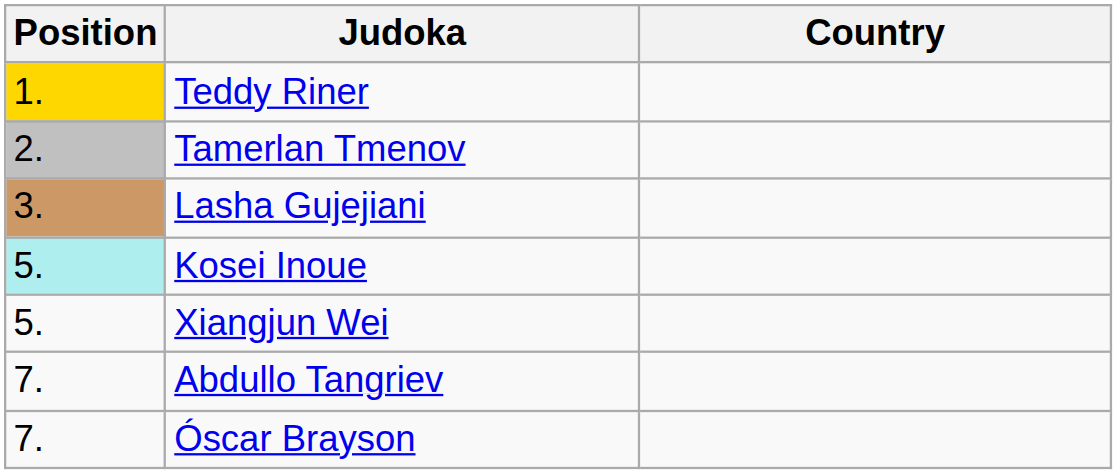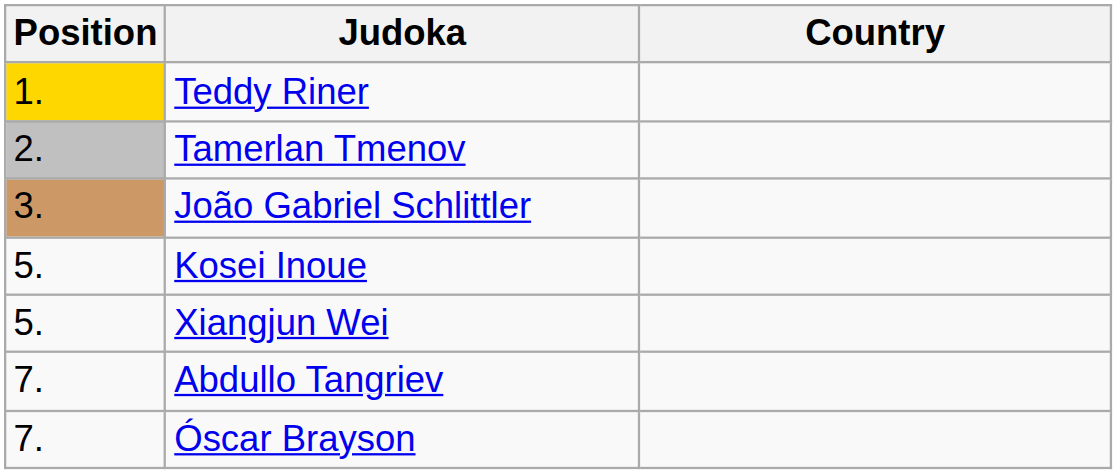- row: (300, 206)
+ row: (353, 206)
(29, 264) paleturquoise background -> (29, 264) no background
